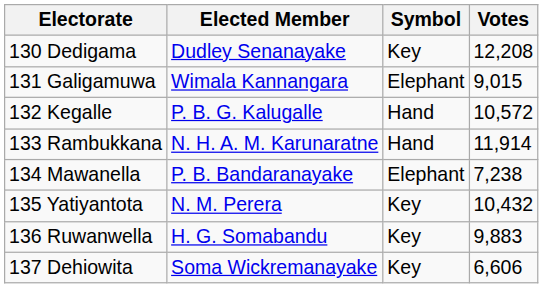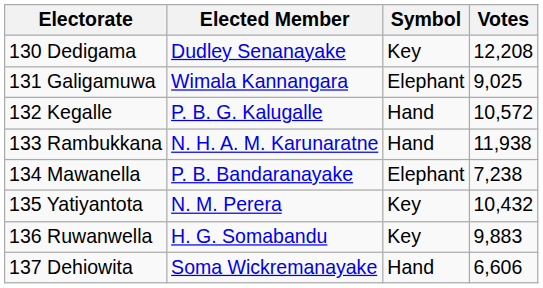(498, 81) 9,015 -> (498, 81) 9,025
(503, 143) 11,914 -> (503, 143) 11,938
(404, 267) Key -> (411, 267) Hand
